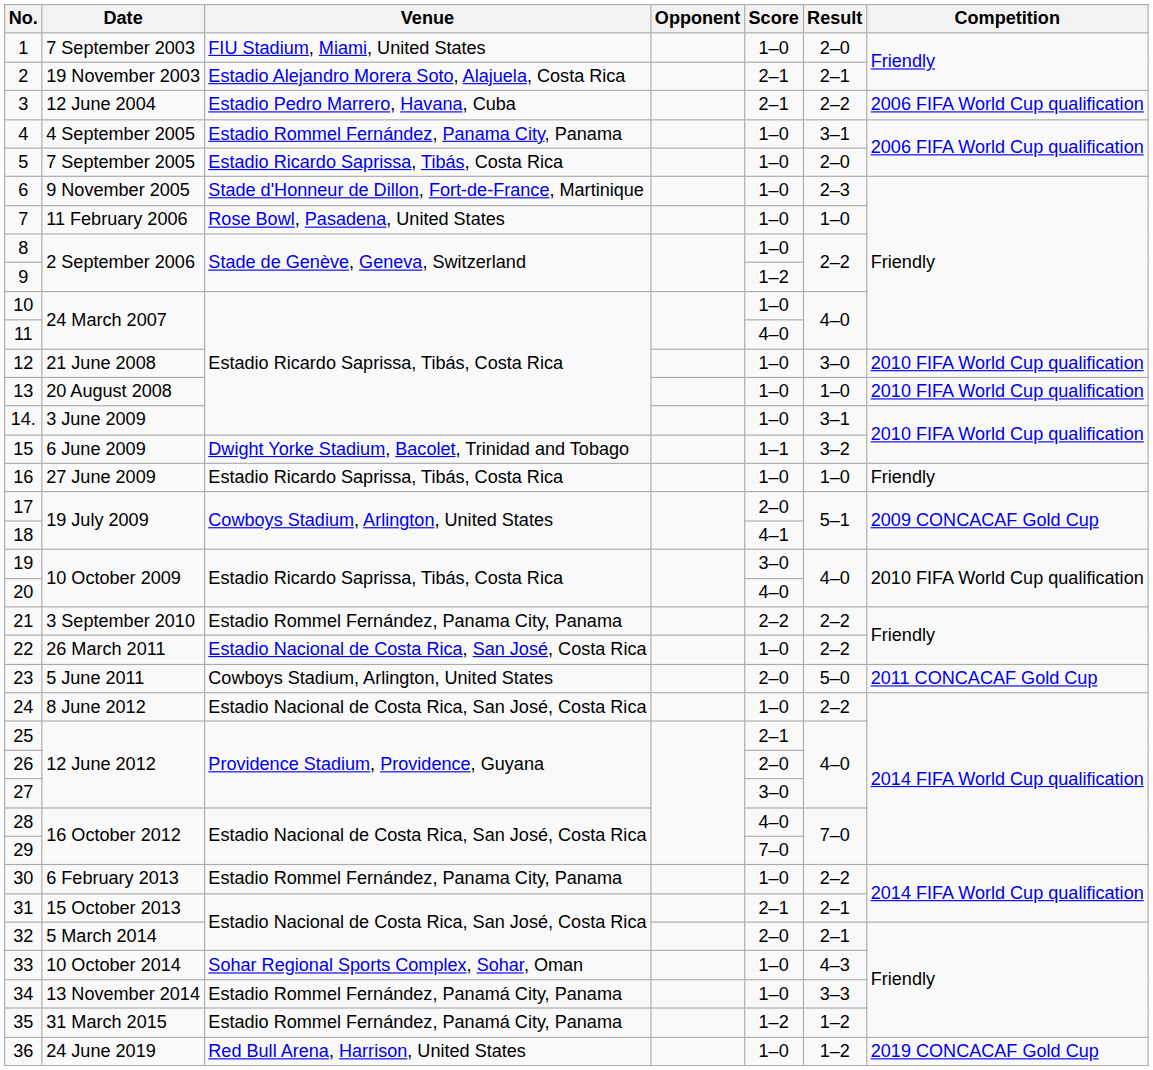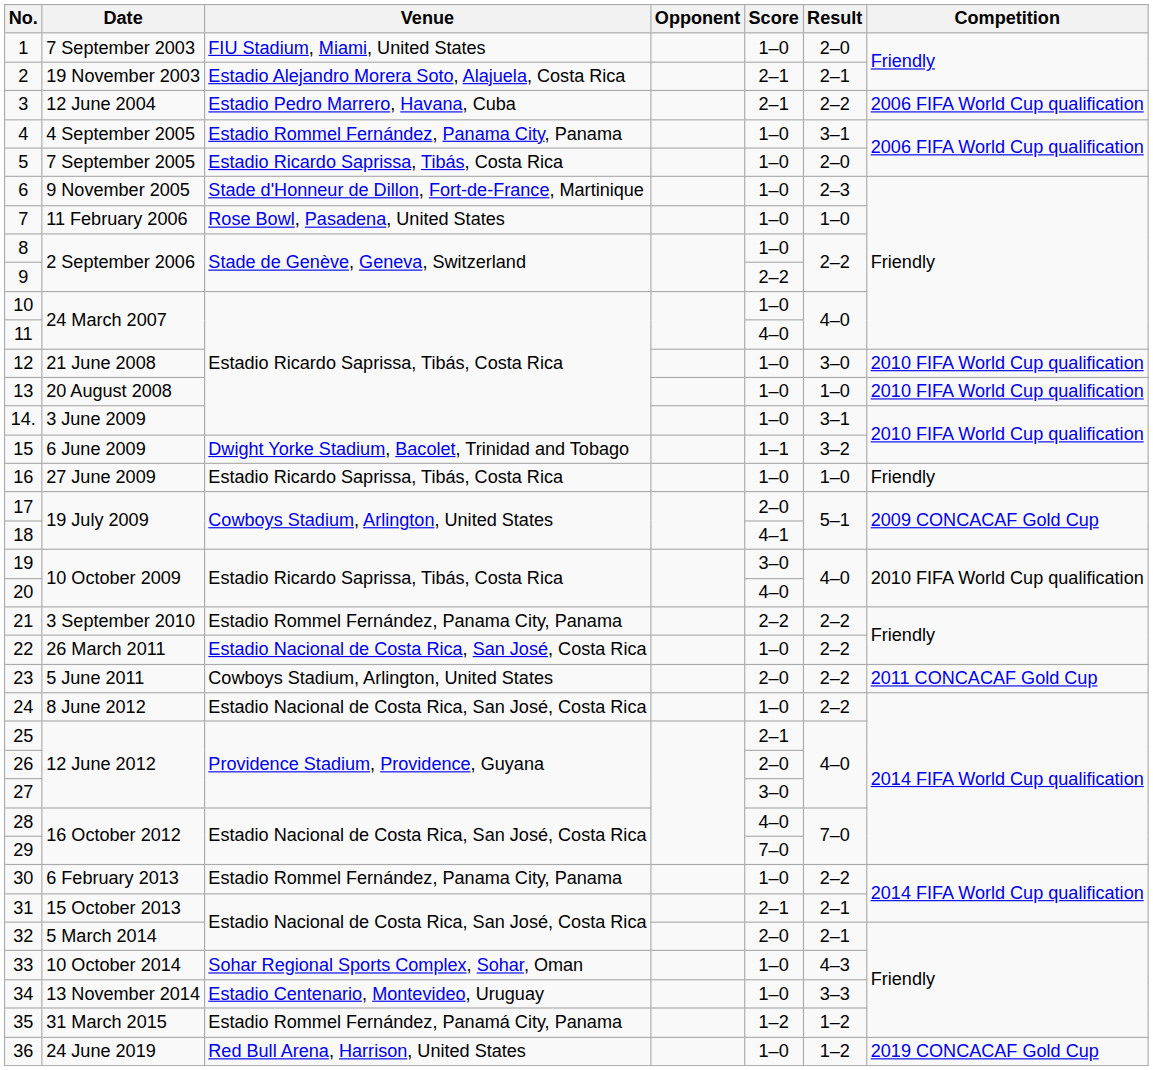(774, 276) 1–2 -> (774, 276) 2–2
(835, 678) 5–0 -> (835, 678) 2–2
(415, 993) Estadio Rommel Fernández, Panamá City, Panama -> (376, 993) Estadio Centenario, Montevideo, Uruguay
